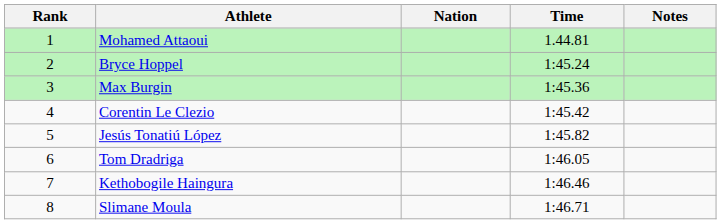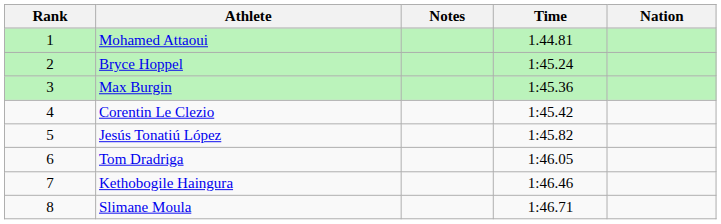columns swapped: (455, 16) <-> (670, 16)
